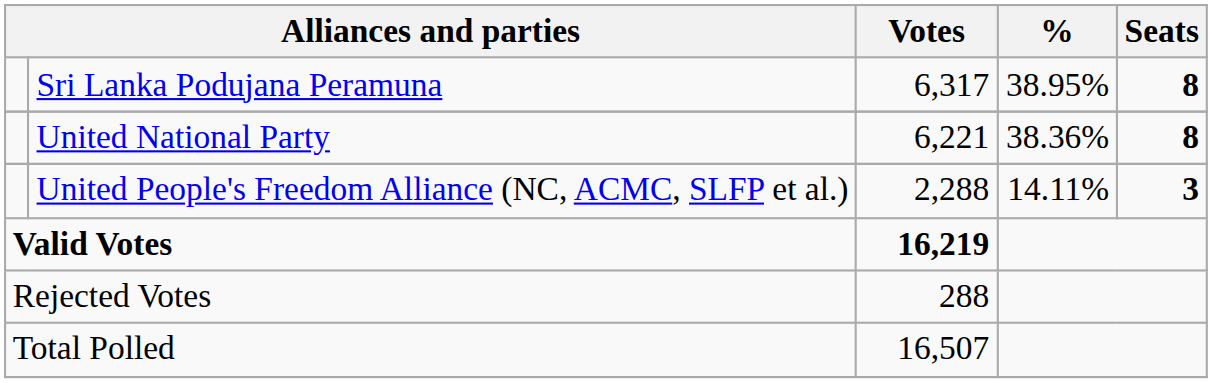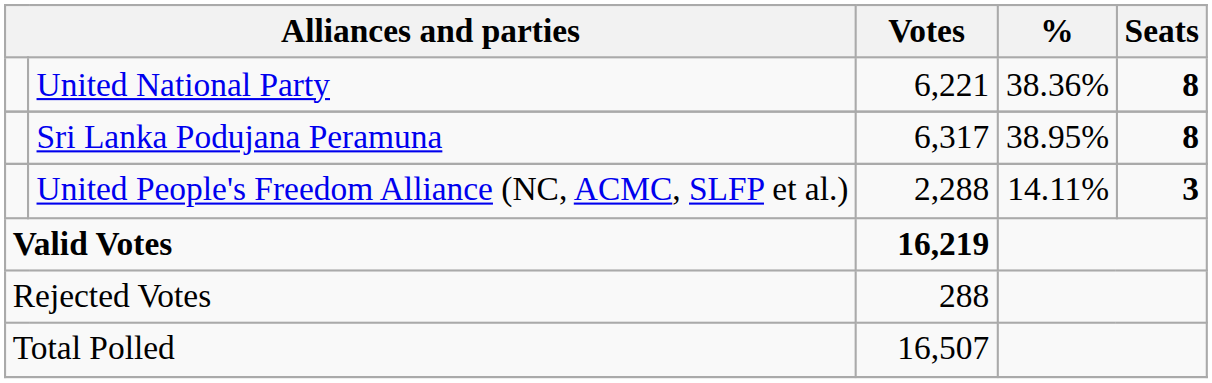rows swapped: (239, 84) <-> (183, 137)
